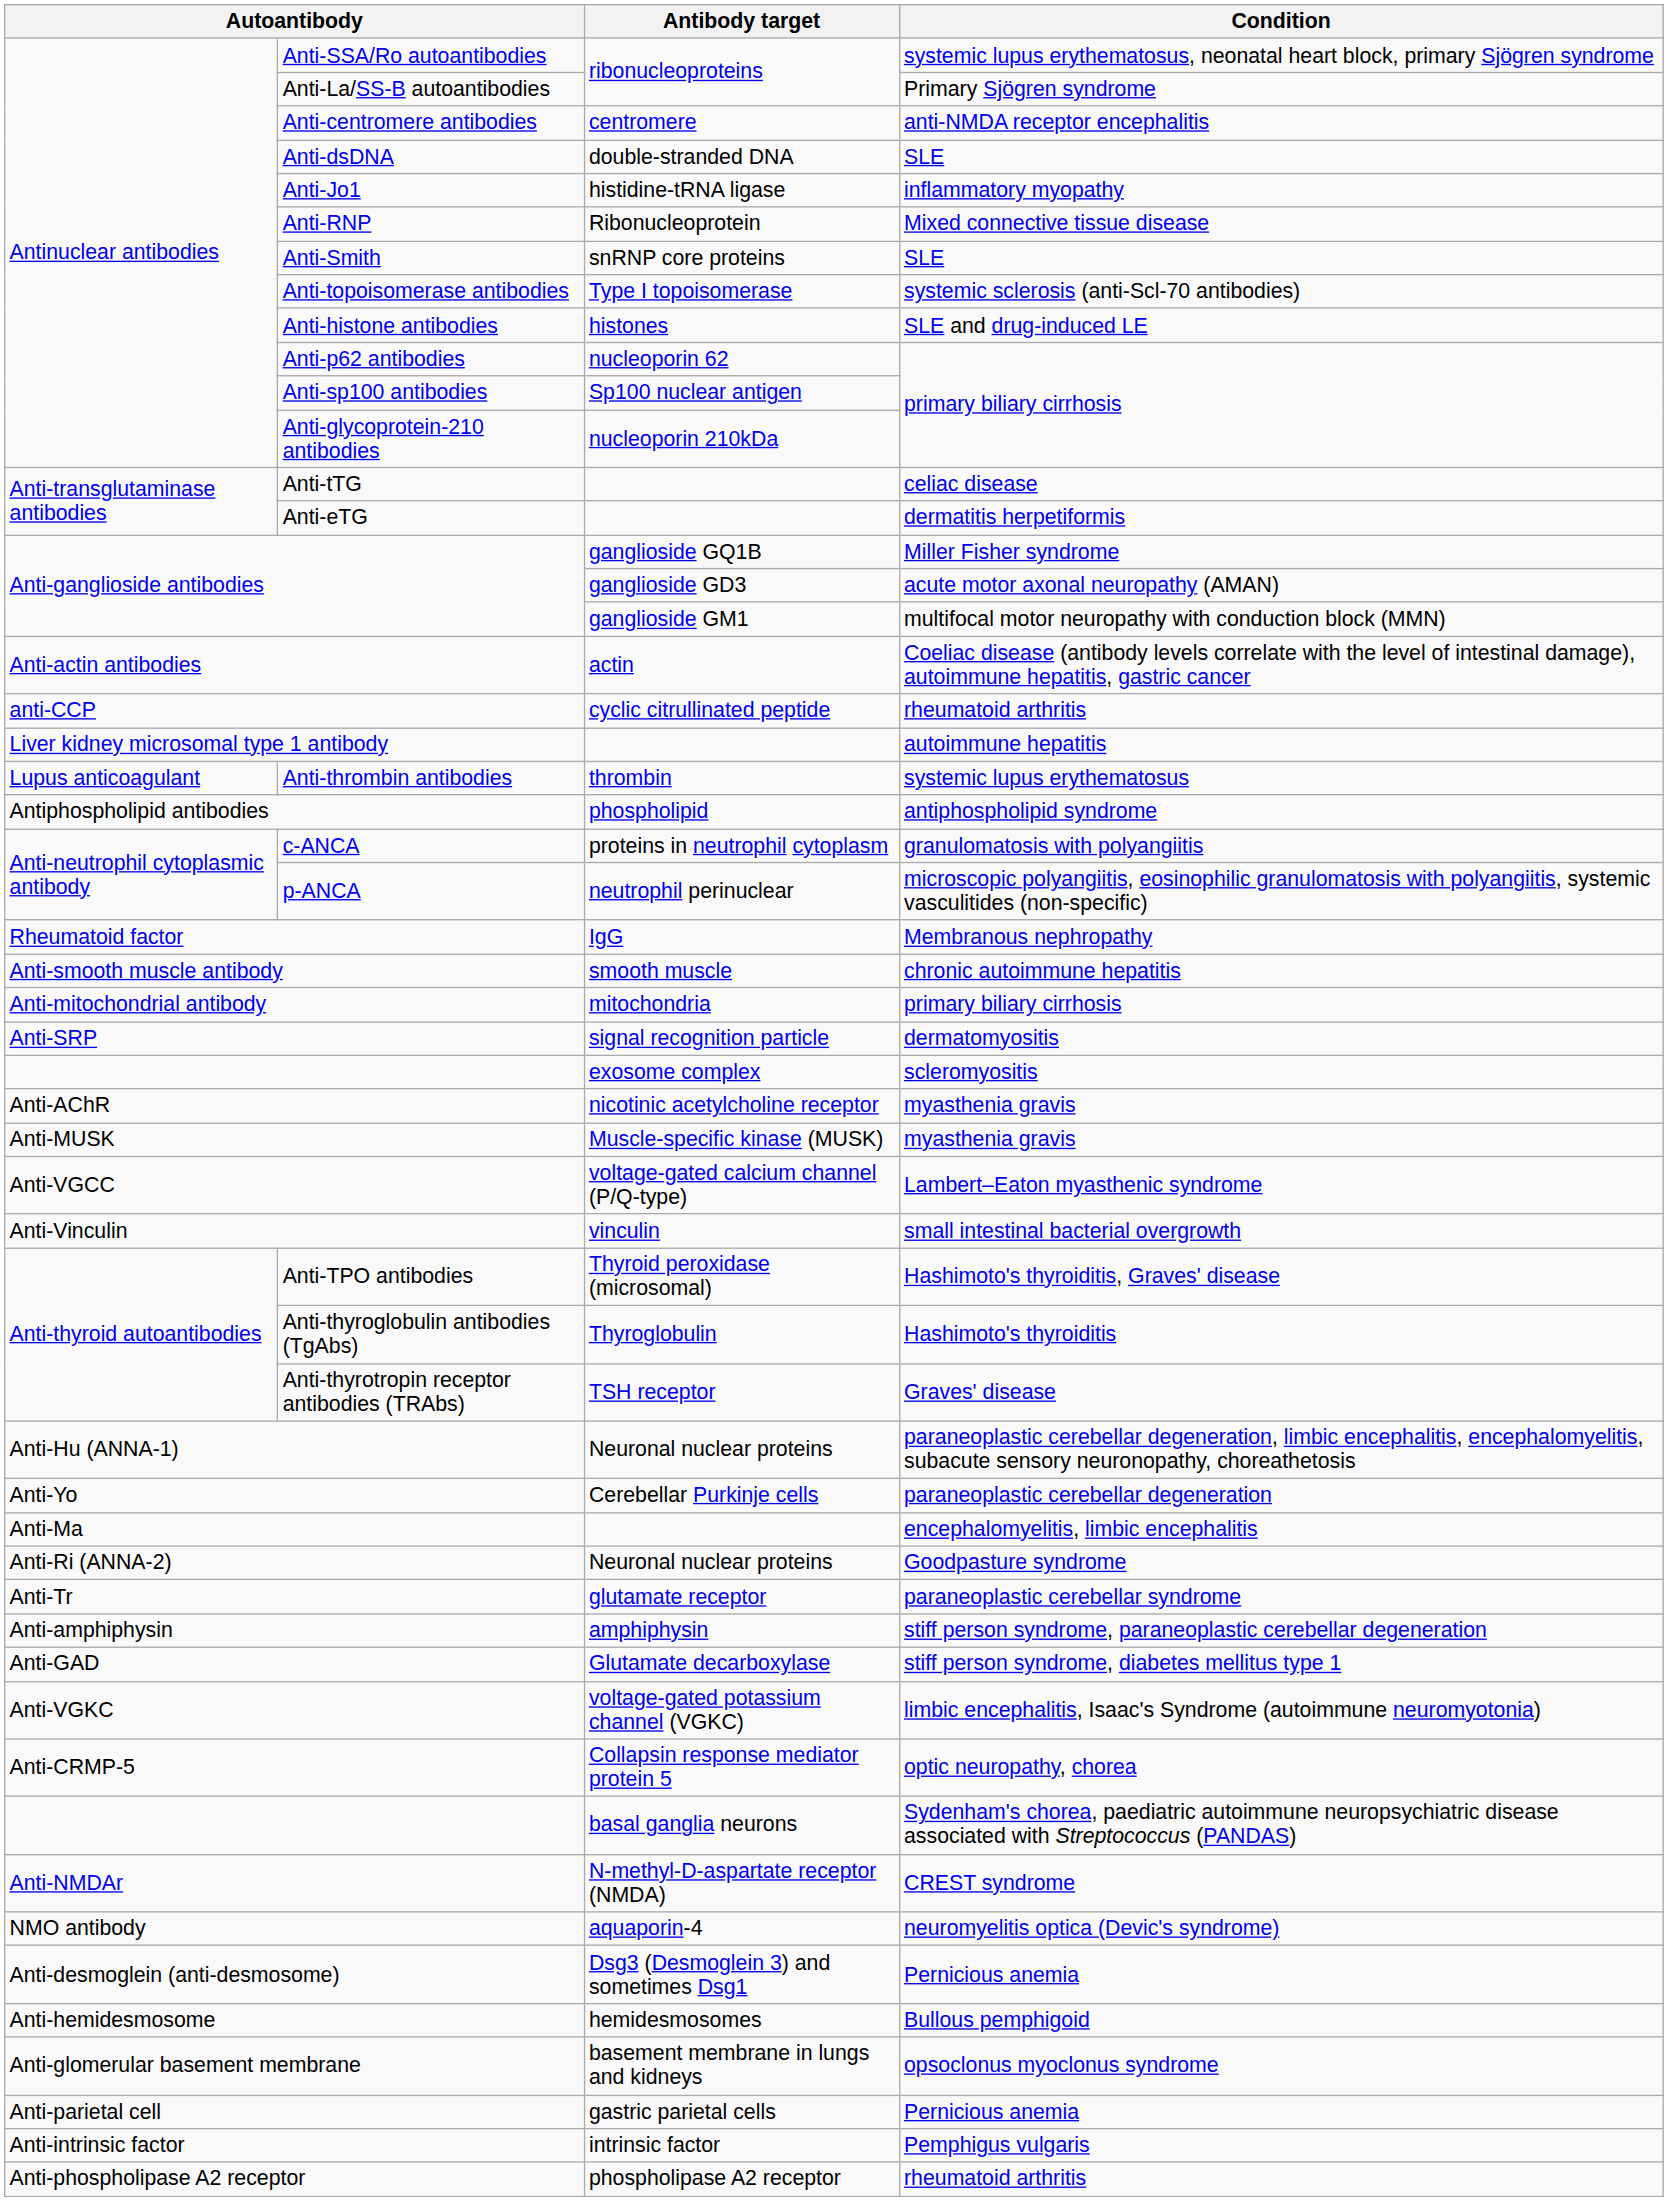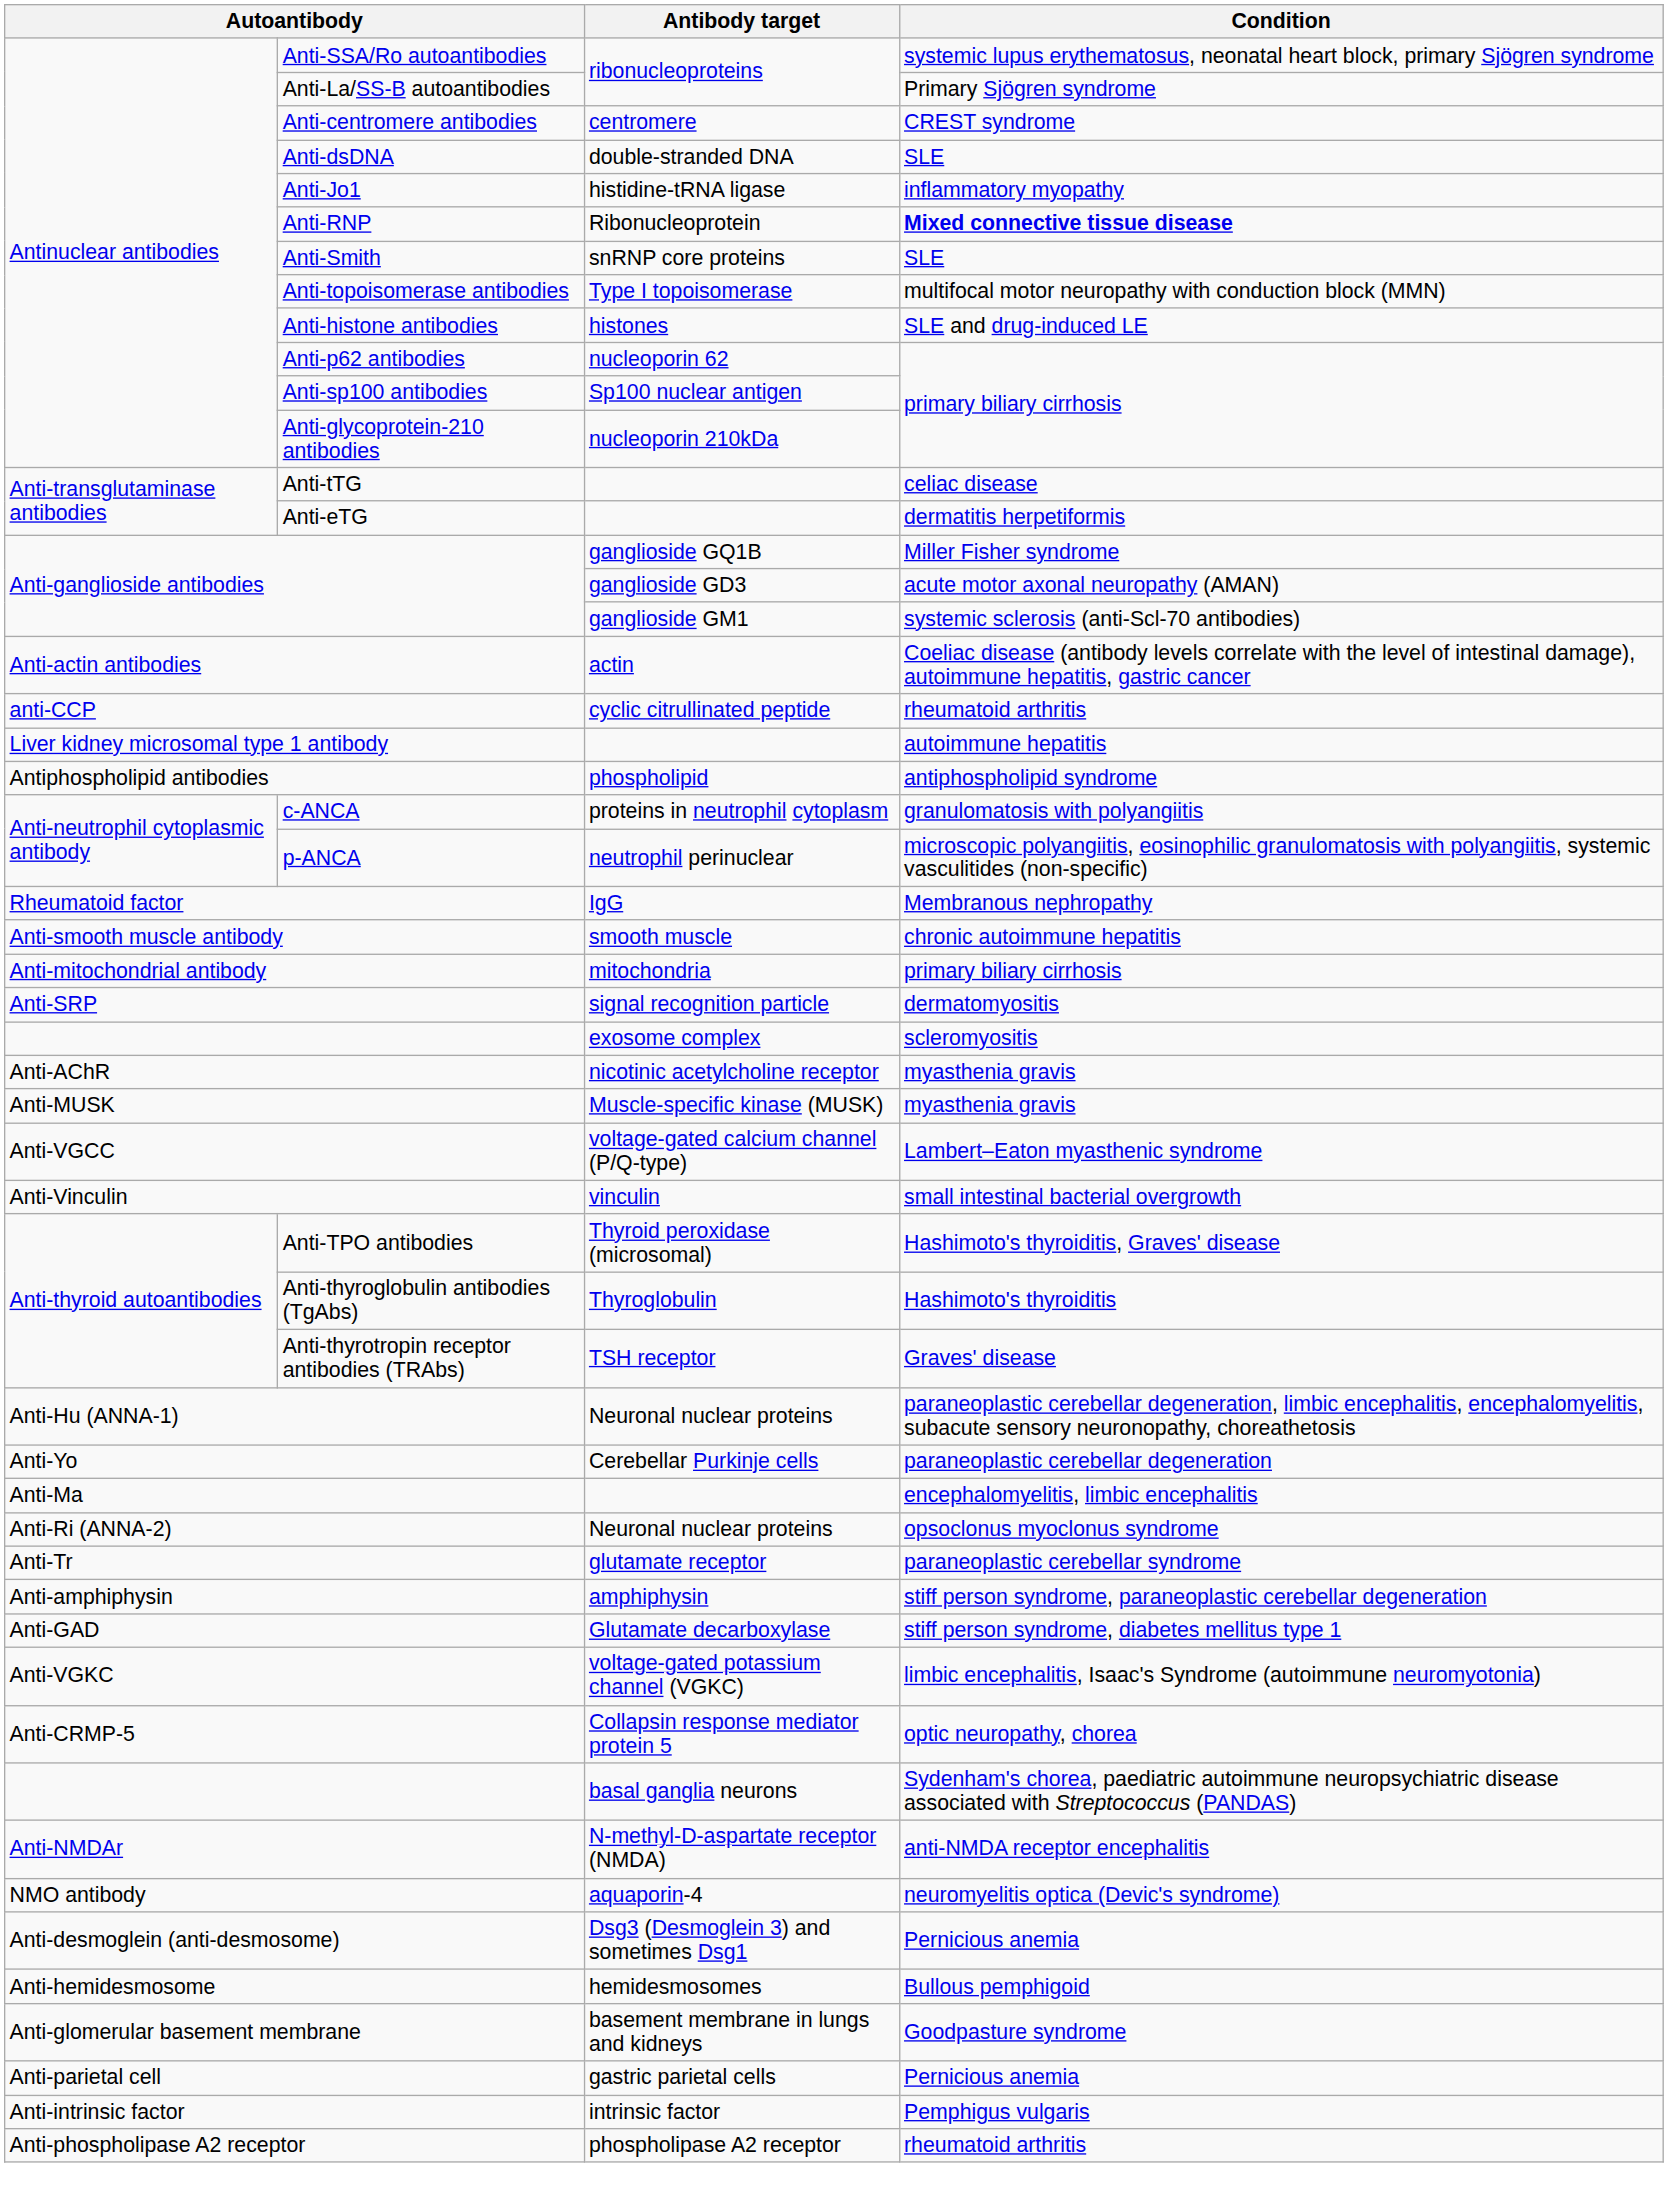(1057, 122) anti-NMDA receptor encephalitis -> (990, 122) CREST syndrome
(1057, 223) normal -> (1068, 223) bold
(1102, 291) systemic sclerosis (anti-Scl-70 antibodies) -> (1175, 291) multifocal motor neuropathy with conduction block (MMN)
(1175, 619) multifocal motor neuropathy with conduction block (MMN) -> (1102, 619) systemic sclerosis (anti-Scl-70 antibodies)
- row: (397, 777)
(1015, 1562) Goodpasture syndrome -> (1061, 1529) opsoclonus myoclonus syndrome
(990, 1882) CREST syndrome -> (1057, 1849) anti-NMDA receptor encephalitis
(1061, 2065) opsoclonus myoclonus syndrome -> (1015, 2032) Goodpasture syndrome
